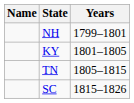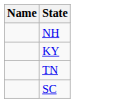- column: (100, 13)
